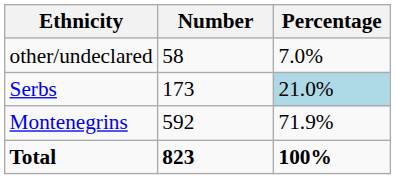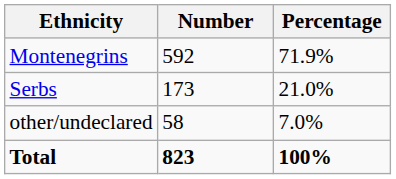rows swapped: (69, 122) <-> (81, 55)
(306, 88) lightblue background -> (306, 88) no background
